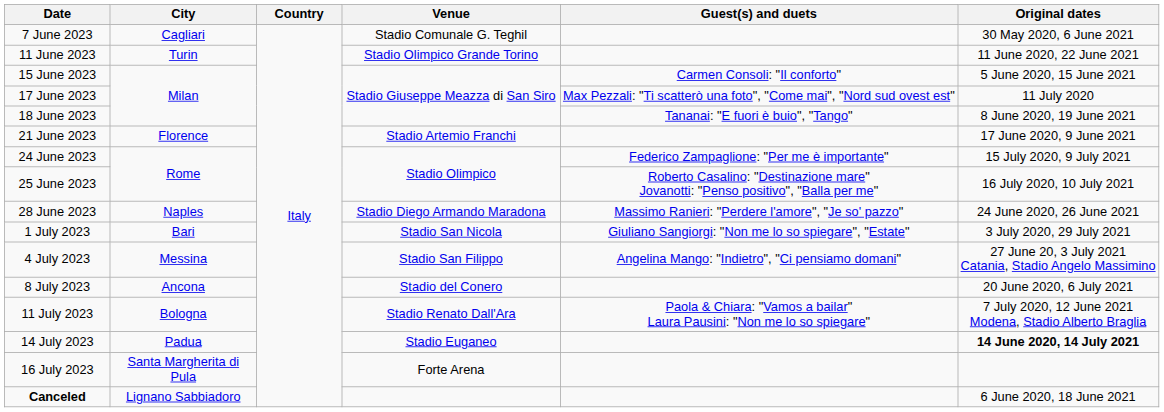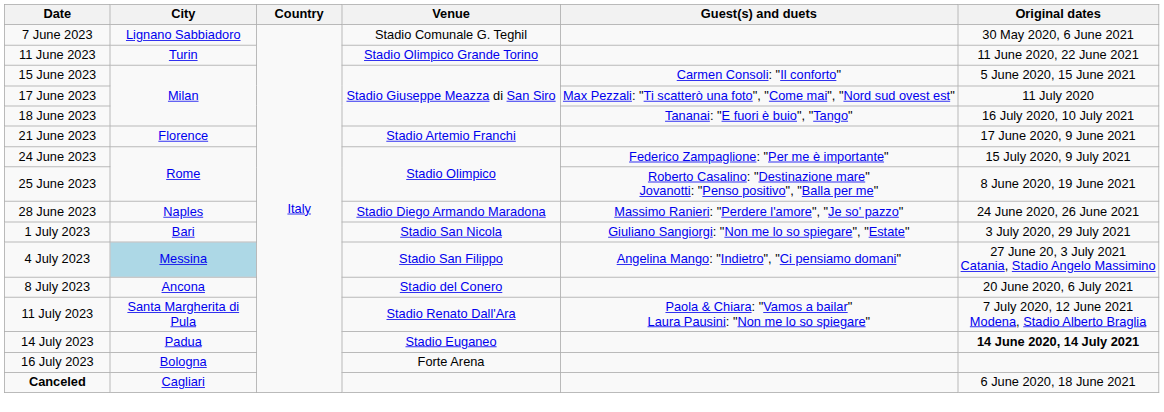(183, 34) Cagliari -> (183, 34) Lignano Sabbiadoro
(1058, 116) 8 June 2020, 19 June 2021 -> (1058, 116) 16 July 2020, 10 July 2021
(1058, 184) 16 July 2020, 10 July 2021 -> (1058, 184) 8 June 2020, 19 June 2021
(183, 259) no background -> (183, 259) lightblue background
(183, 314) Bologna -> (183, 314) Santa Margherita di Pula
(183, 369) Santa Margherita di Pula -> (183, 362) Bologna
(183, 397) Lignano Sabbiadoro -> (183, 382) Cagliari
